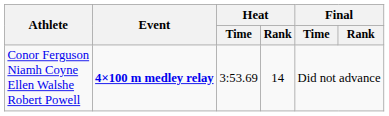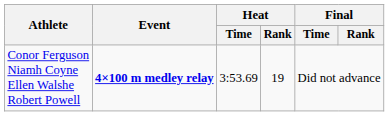(278, 78) 14 -> (278, 78) 19
